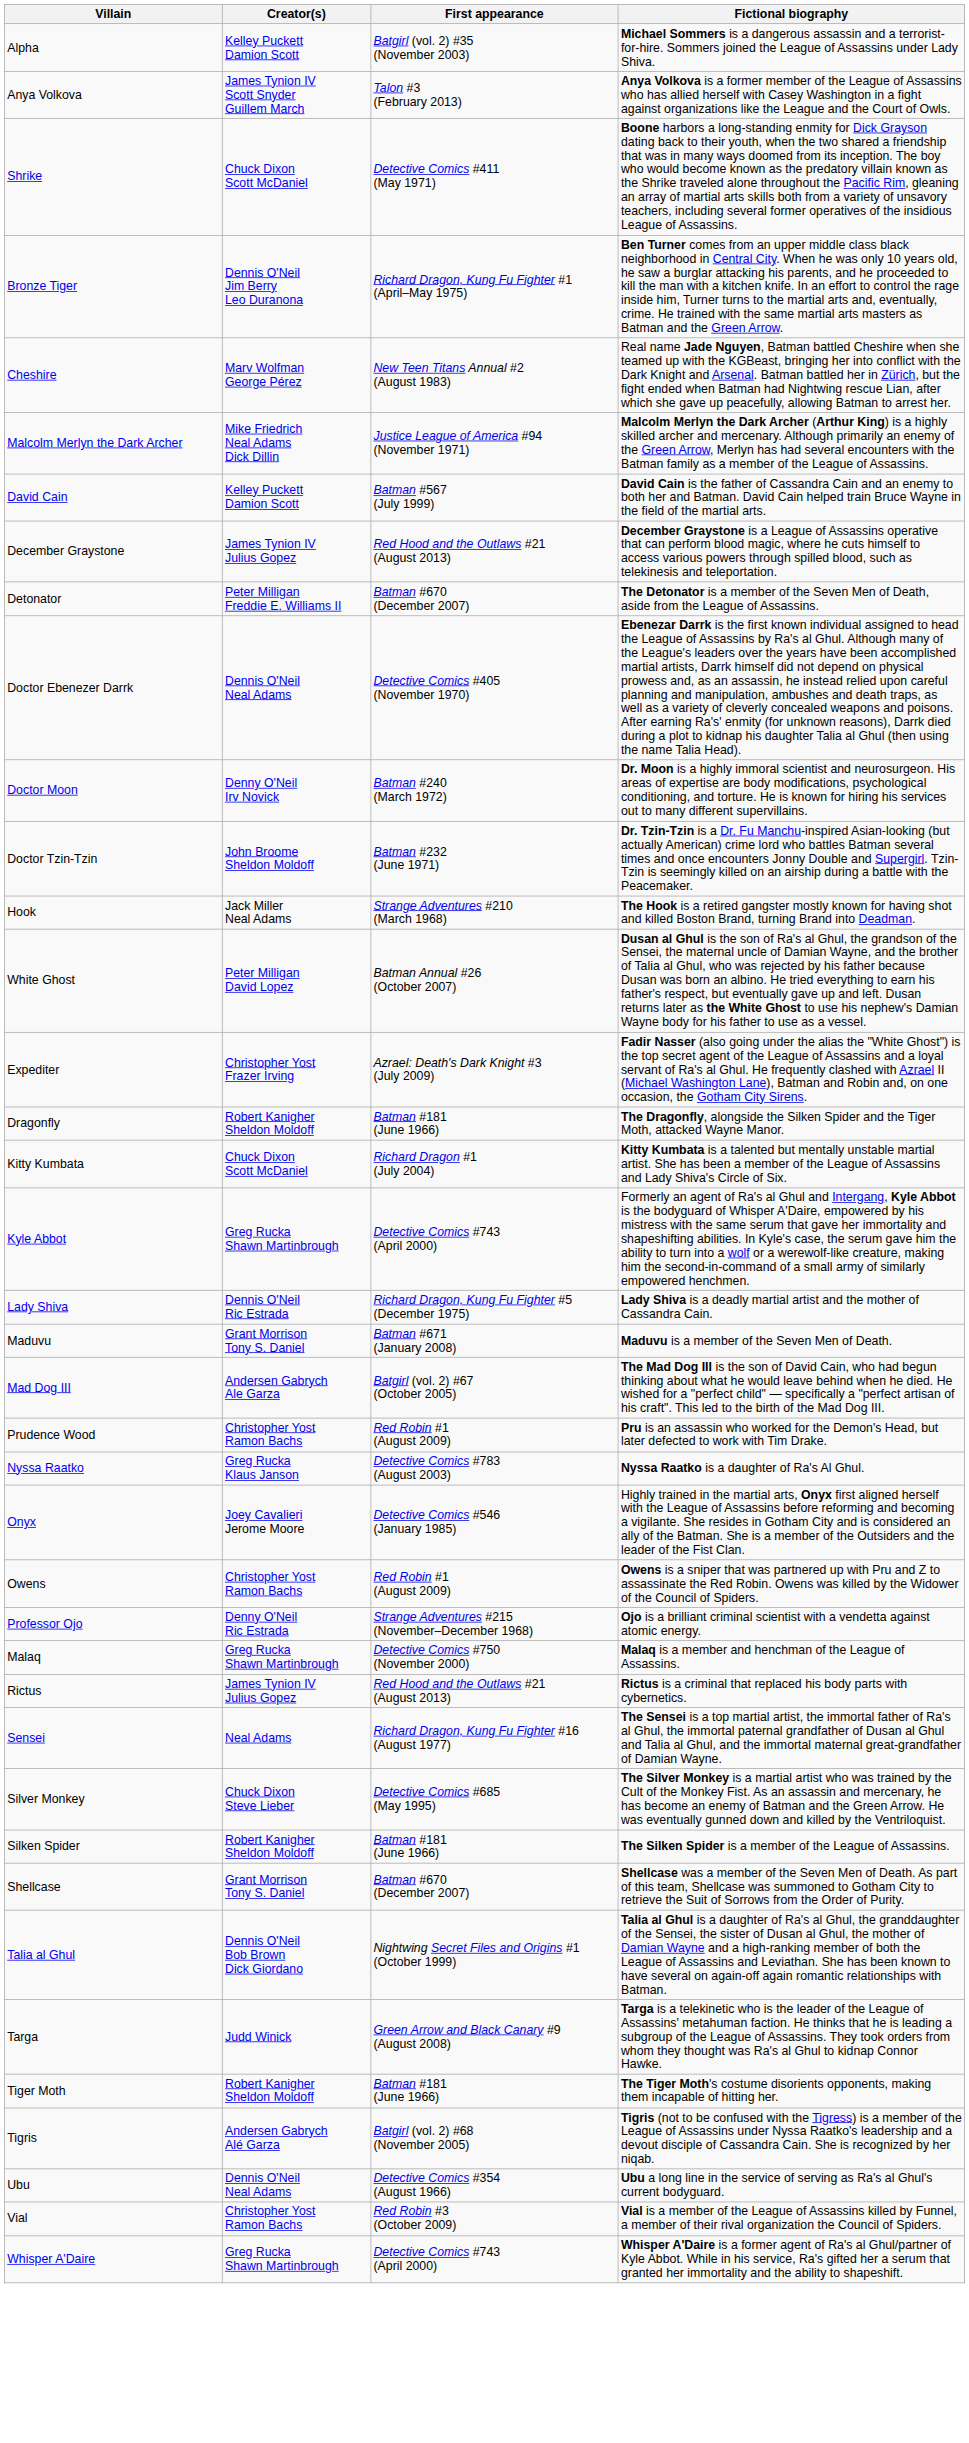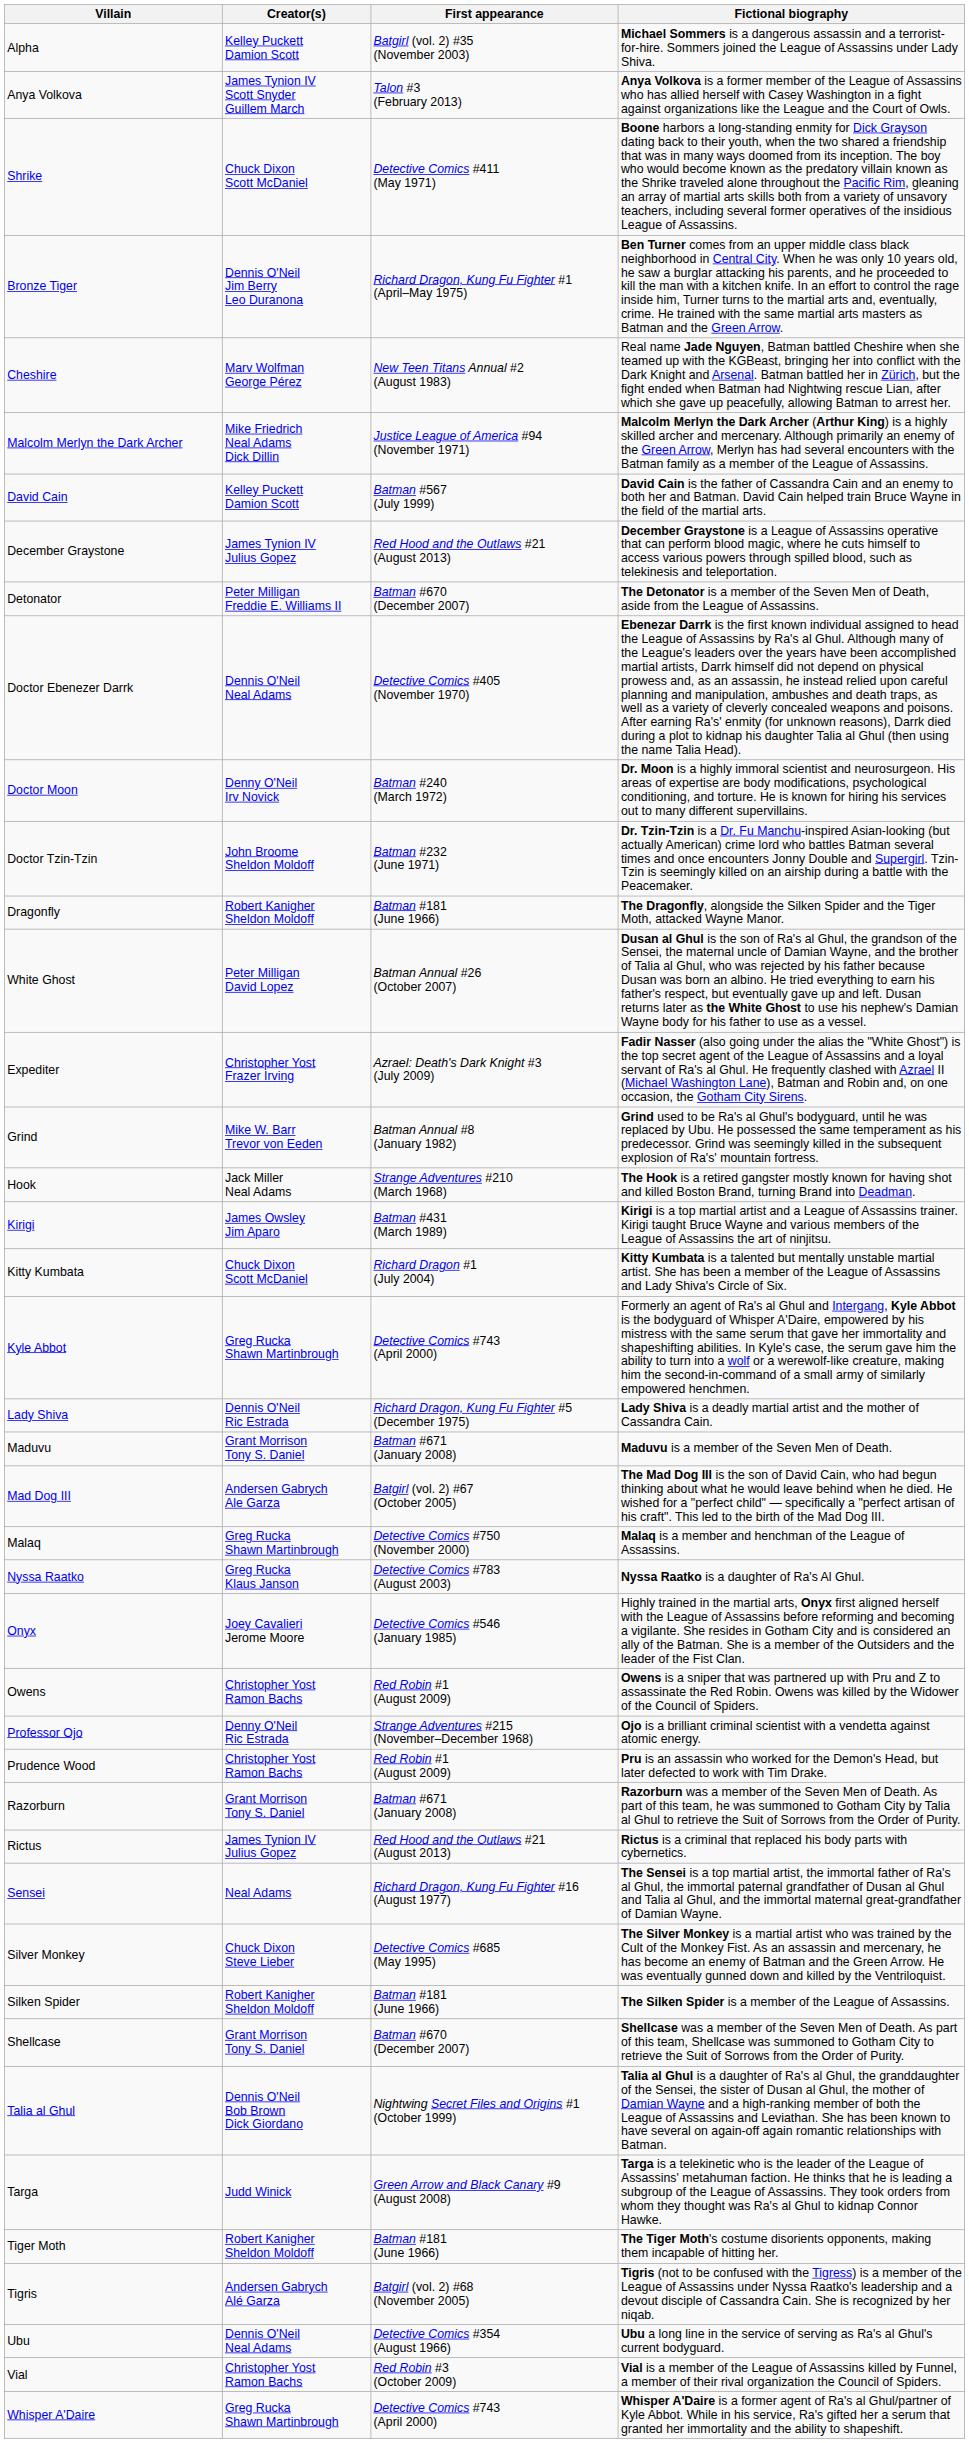rows swapped: (34, 1123) <-> (22, 912)
+ row: (22, 1137)
+ row: (21, 1225)
rows swapped: (24, 1657) <-> (51, 1435)
+ row: (36, 1806)
